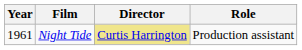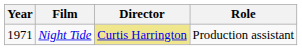(20, 34) 1961 -> (20, 34) 1971
